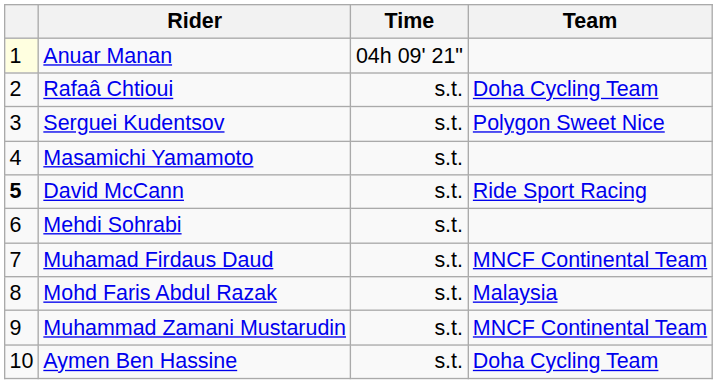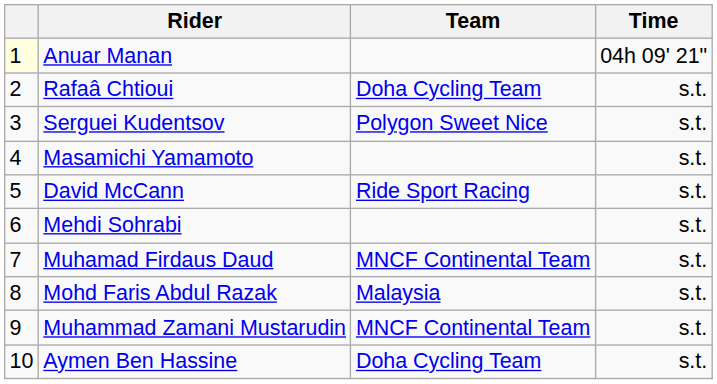columns swapped: (590, 21) <-> (409, 21)
(16, 191) bold -> (16, 191) normal
